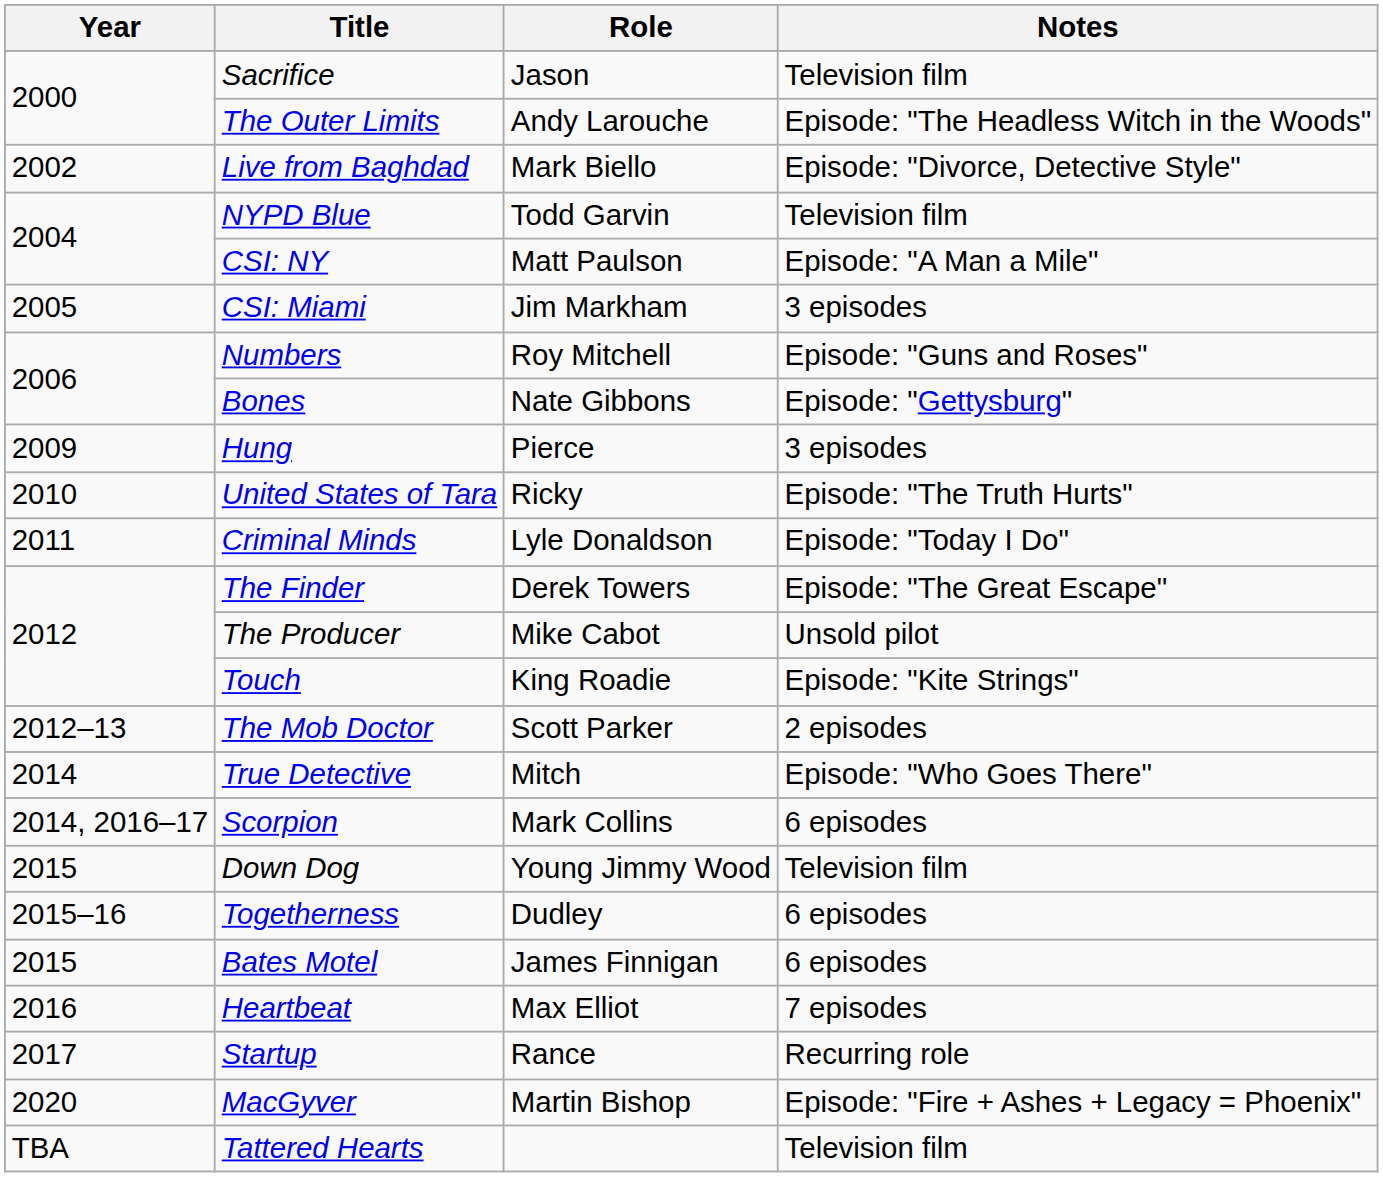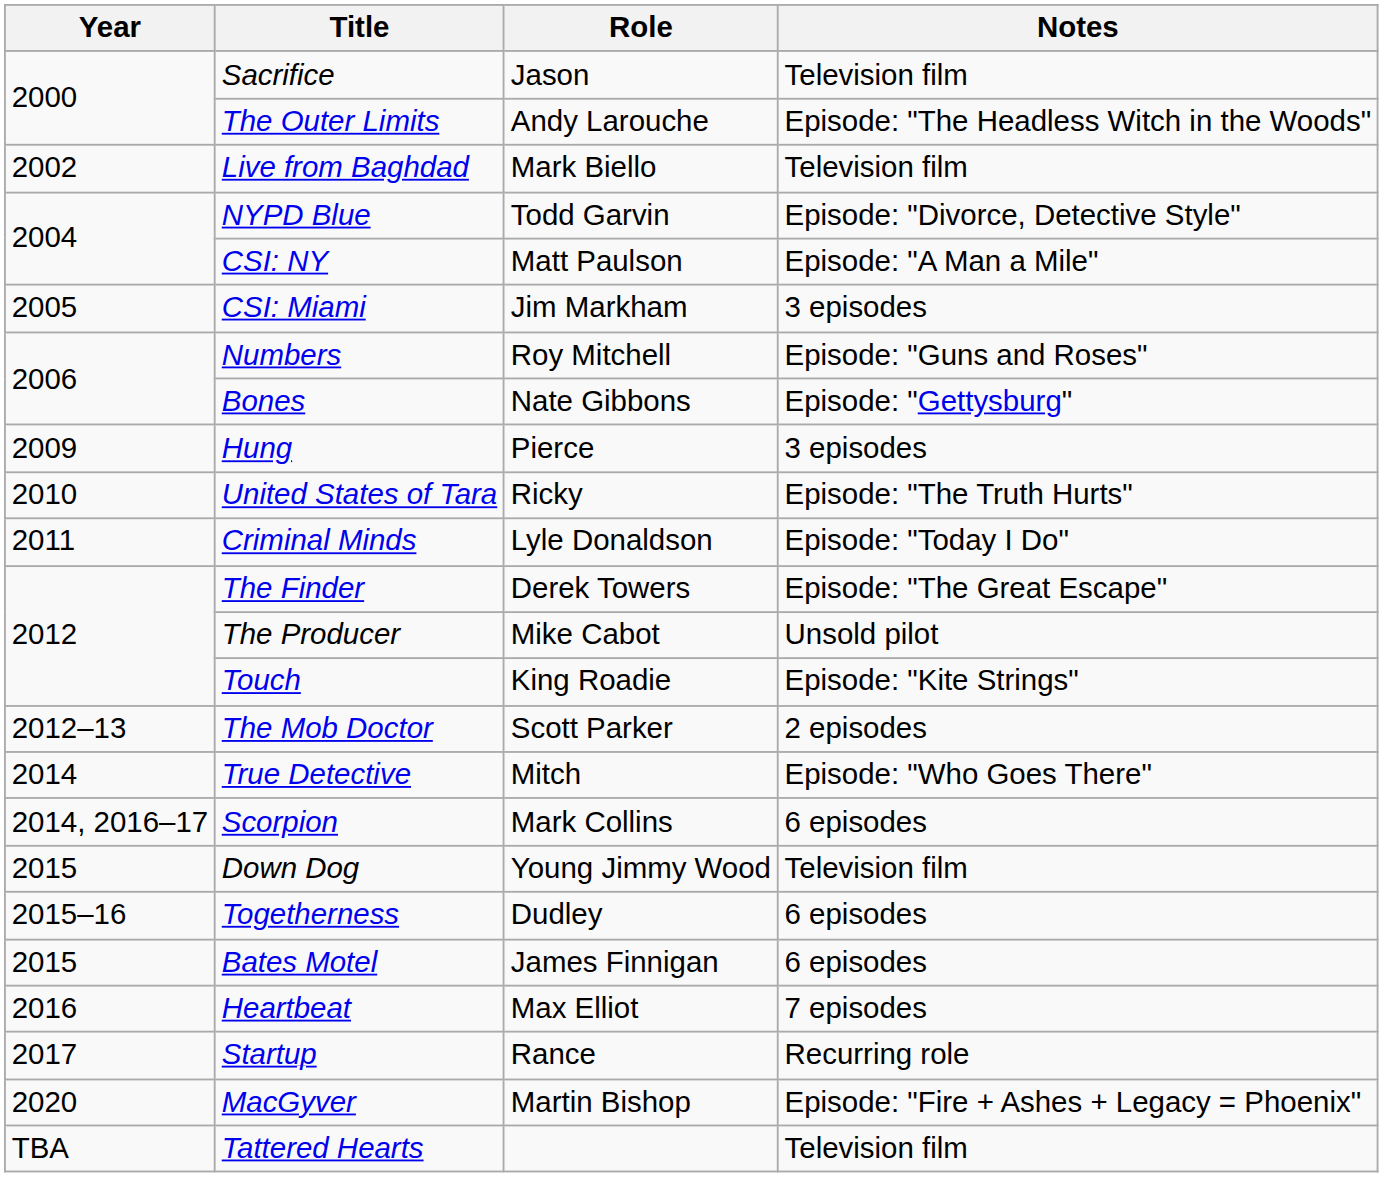(1013, 167) Episode: "Divorce, Detective Style" -> (876, 167) Television film
(876, 214) Television film -> (1013, 214) Episode: "Divorce, Detective Style"
